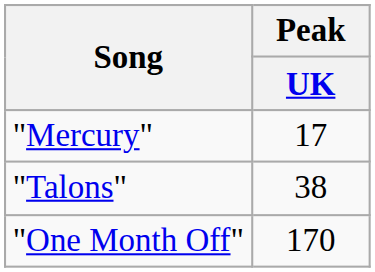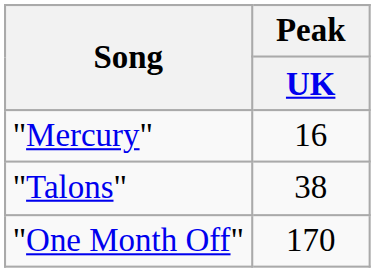(311, 135) 17 -> (311, 135) 16
